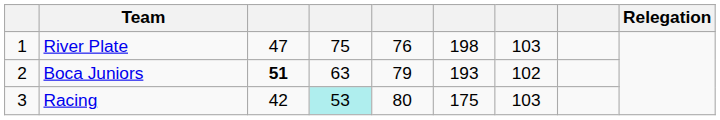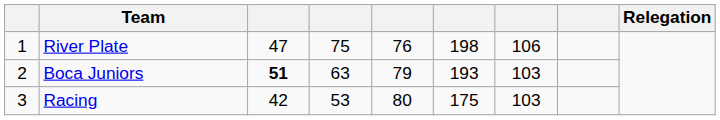(526, 45) 103 -> (526, 45) 106
(526, 73) 102 -> (526, 73) 103
(340, 100) paleturquoise background -> (340, 100) no background
